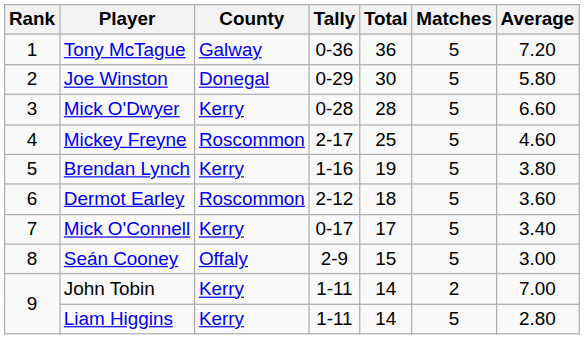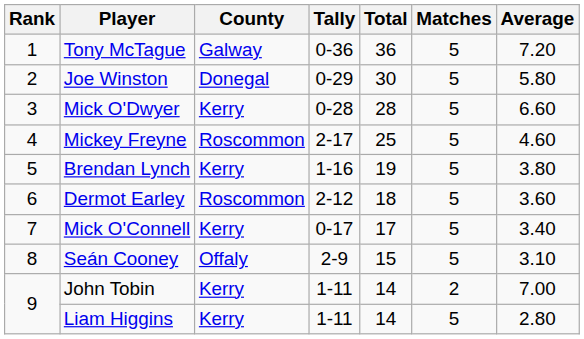(537, 259) 3.00 -> (537, 259) 3.10
